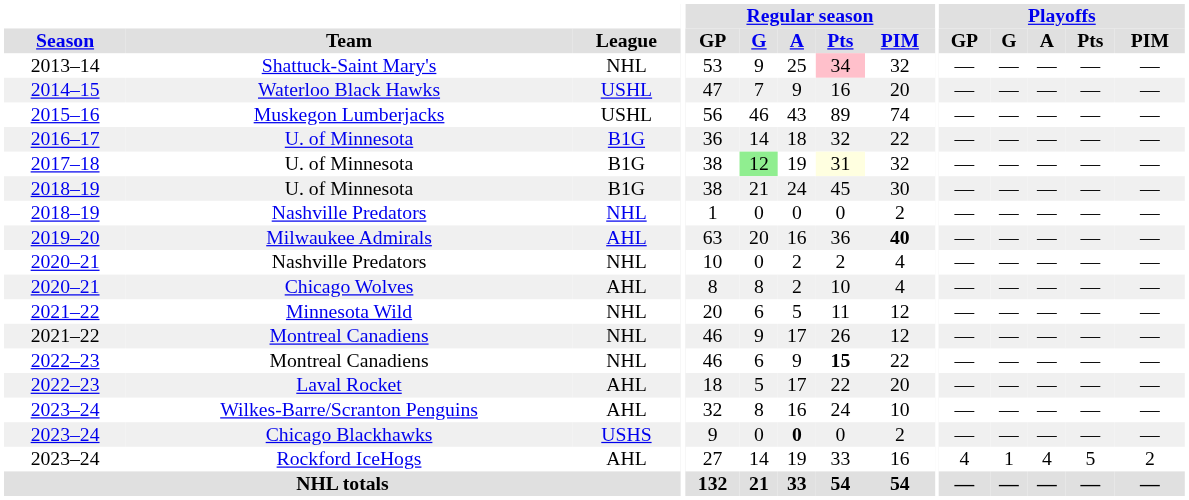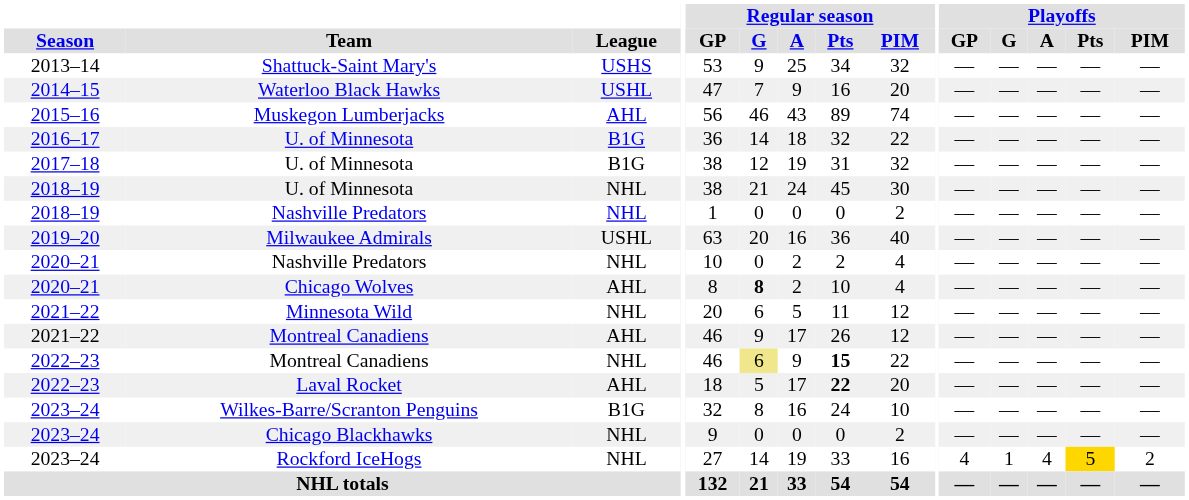(626, 65) NHL -> (626, 65) USHS
(840, 65) pink background -> (840, 65) no background
(626, 114) USHL -> (626, 114) AHL
(759, 163) lightgreen background -> (759, 163) no background
(840, 163) lightyellow background -> (840, 163) no background
(626, 188) B1G -> (626, 188) NHL
(626, 237) AHL -> (626, 237) USHL
(900, 237) bold -> (900, 237) normal
(759, 286) normal -> (759, 286) bold
(626, 335) NHL -> (626, 335) AHL
(759, 360) no background -> (759, 360) khaki background
(840, 385) normal -> (840, 385) bold
(626, 409) AHL -> (626, 409) B1G
(626, 434) USHS -> (626, 434) NHL
(797, 434) bold -> (797, 434) normal
(626, 458) AHL -> (626, 458) NHL
(1090, 458) no background -> (1090, 458) gold background
